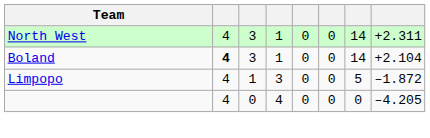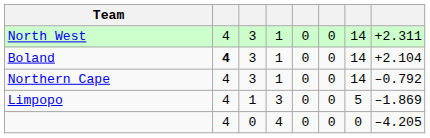+ row: (59, 79)
(398, 79) –1.872 -> (398, 101) –1.869
